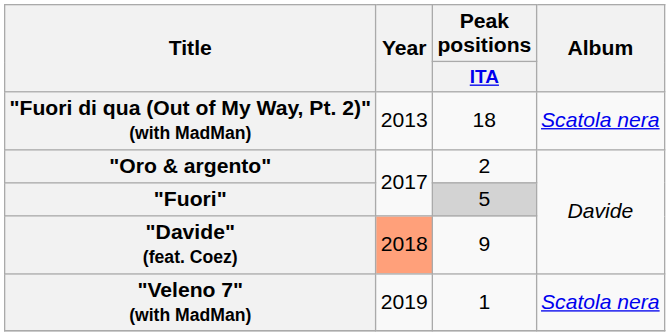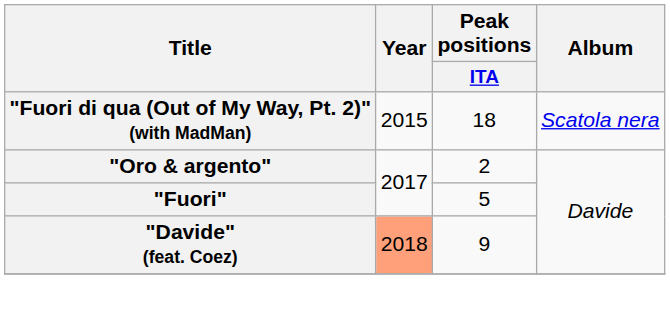(404, 120) 2013 -> (404, 120) 2015
(484, 199) lightgrey background -> (484, 199) no background
- row: (190, 301)
